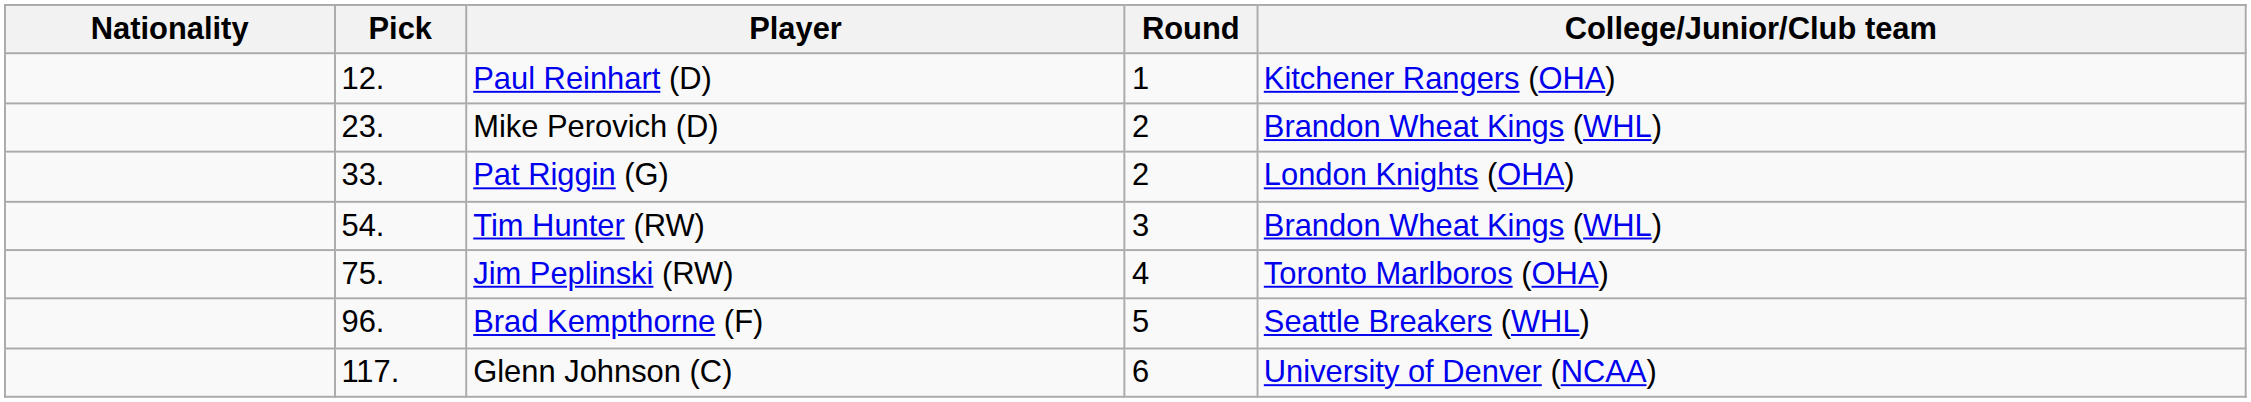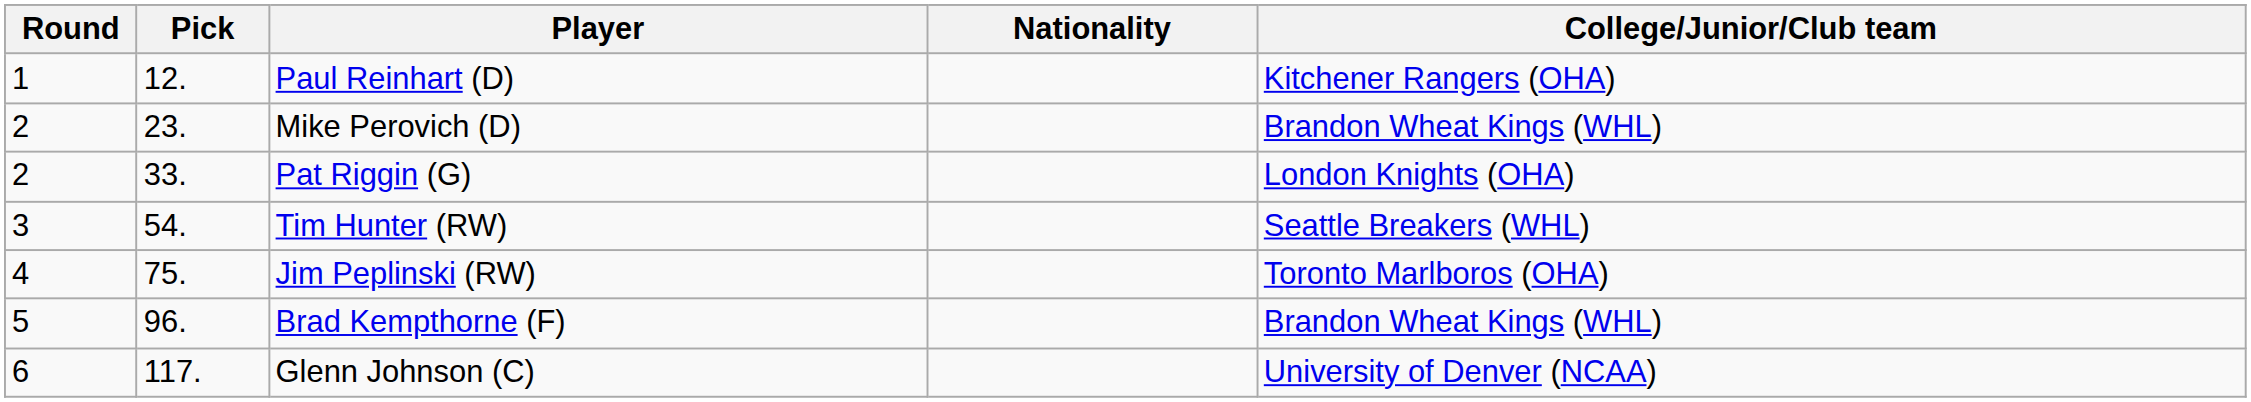columns swapped: (1191, 28) <-> (170, 28)
(1463, 224) Brandon Wheat Kings (WHL) -> (1427, 224) Seattle Breakers (WHL)
(1427, 322) Seattle Breakers (WHL) -> (1463, 322) Brandon Wheat Kings (WHL)
